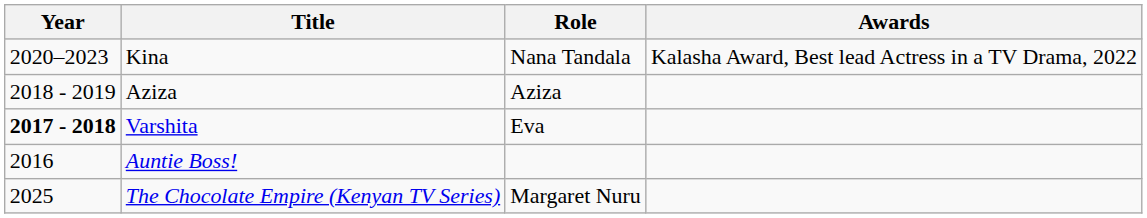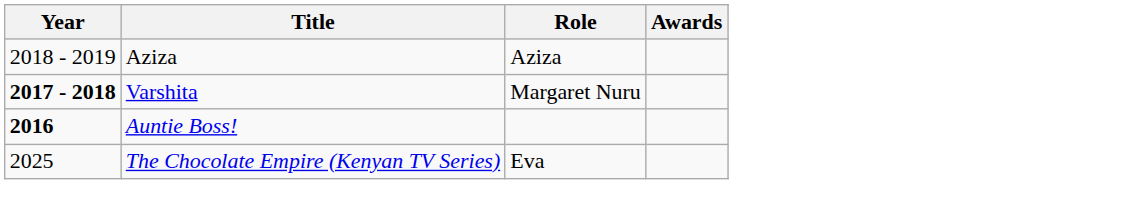- row: (147, 56)
(527, 126) Eva -> (576, 91) Margaret Nuru
(32, 160) normal -> (32, 126) bold
(576, 195) Margaret Nuru -> (527, 160) Eva
